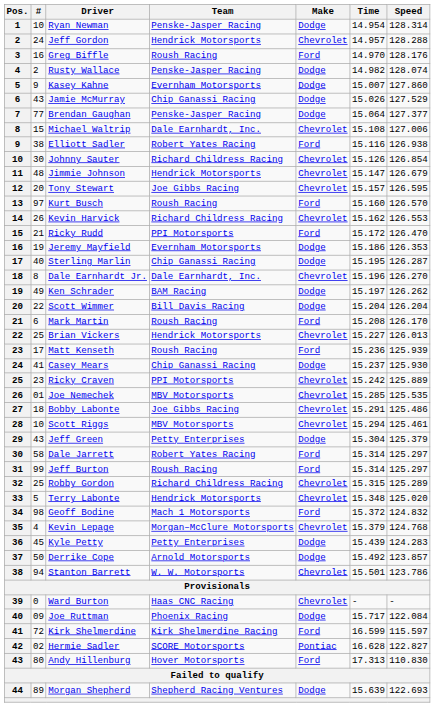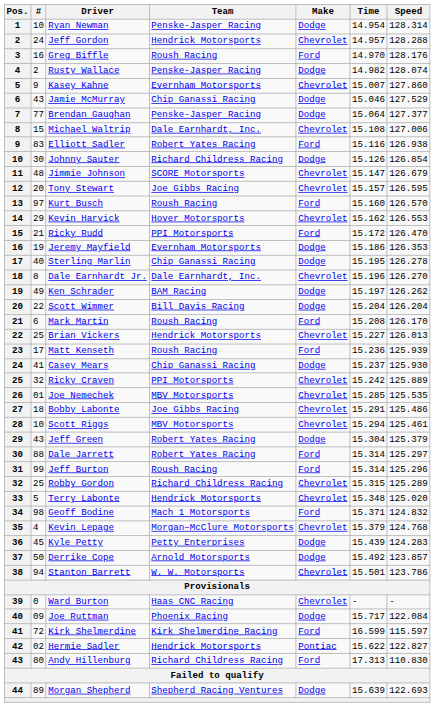(312, 86) Dodge -> (323, 86) Chevrolet
(368, 101) 15.026 -> (368, 101) 15.046
(38, 145) 38 -> (38, 145) 83
(323, 160) Chevrolet -> (312, 160) Dodge
(206, 174) Hendrick Motorsports -> (198, 174) SCORE Motorsports
(38, 219) 26 -> (38, 219) 29
(217, 219) Richard Childress Racing -> (198, 219) Hover Motorsports
(408, 263) 126.287 -> (408, 263) 126.278
(38, 381) 23 -> (38, 381) 32
(198, 440) Petty Enterprises -> (203, 440) Robert Yates Racing
(38, 455) 58 -> (38, 455) 88
(408, 469) 125.297 -> (408, 469) 125.296
(368, 514) 15.372 -> (368, 514) 15.371
(198, 647) SCORE Motorsports -> (206, 647) Hendrick Motorsports
(368, 647) 16.628 -> (368, 647) 15.622
(198, 661) Hover Motorsports -> (217, 661) Richard Childress Racing
